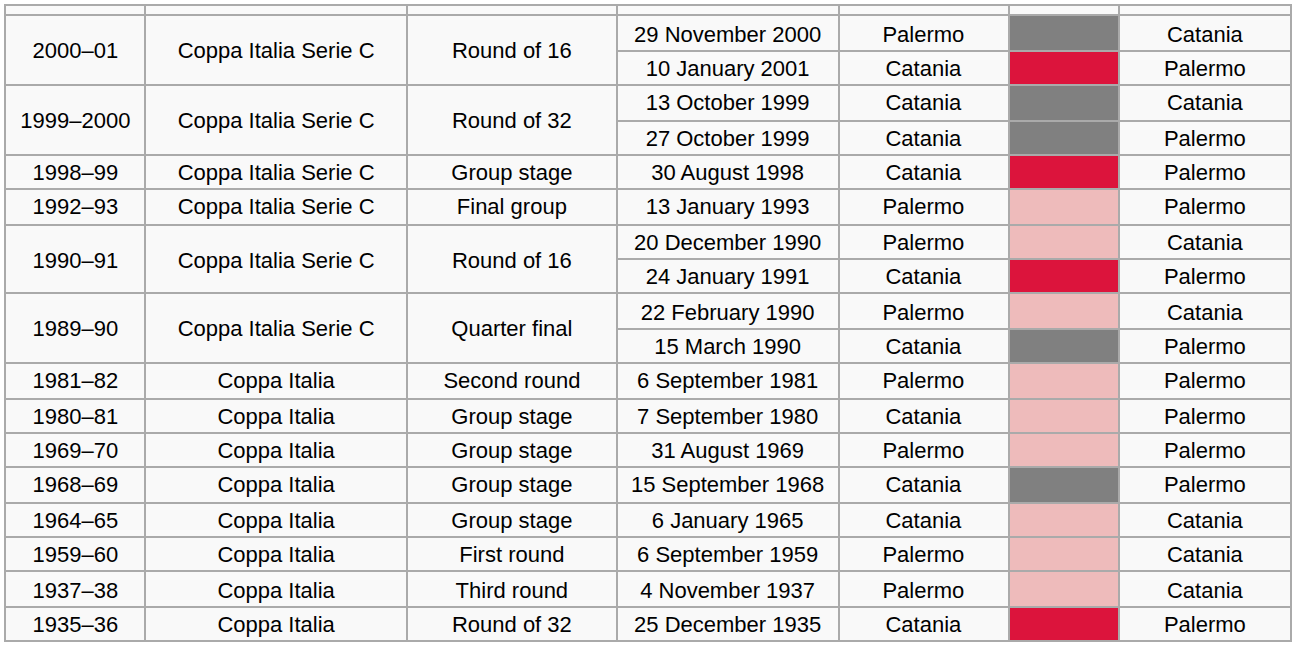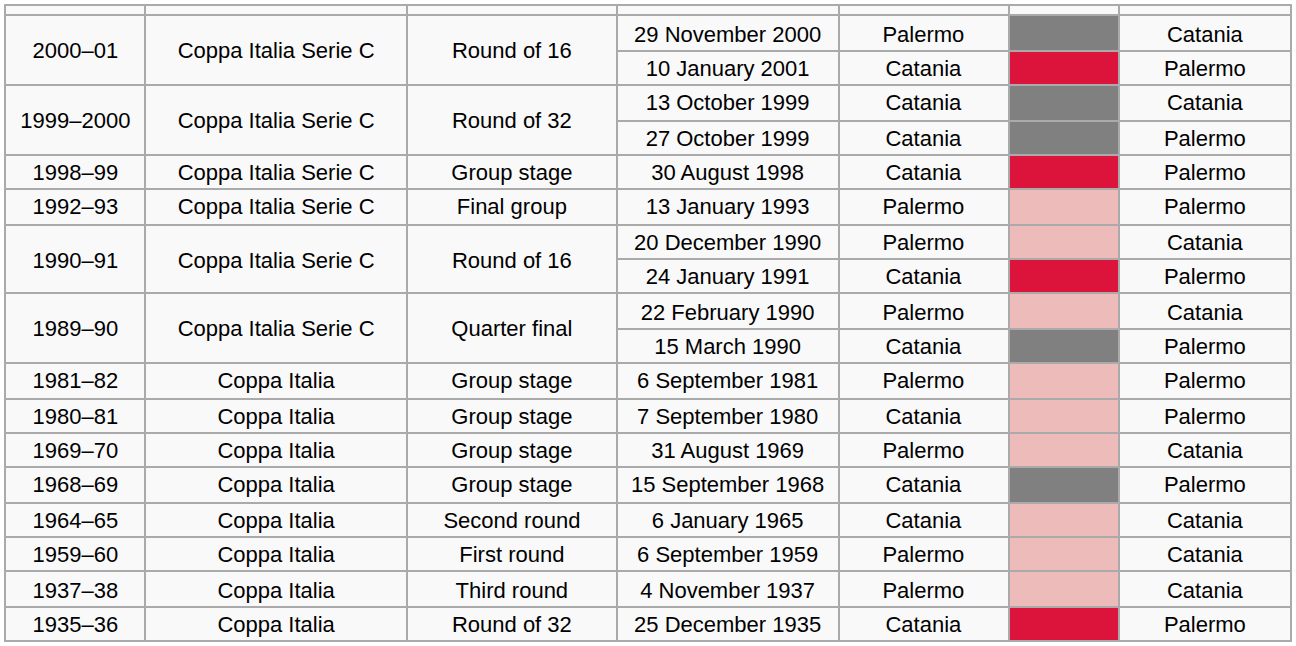(512, 381) Second round -> (512, 381) Group stage
(1205, 450) Palermo -> (1205, 450) Catania
(512, 520) Group stage -> (512, 520) Second round
